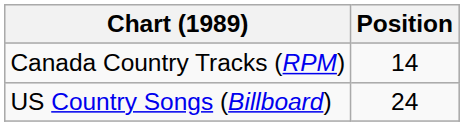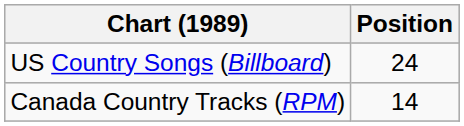rows swapped: (178, 62) <-> (171, 101)
